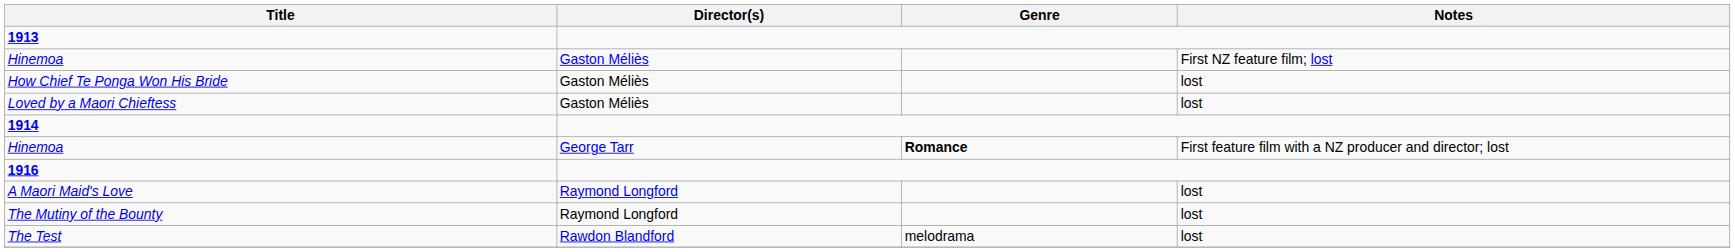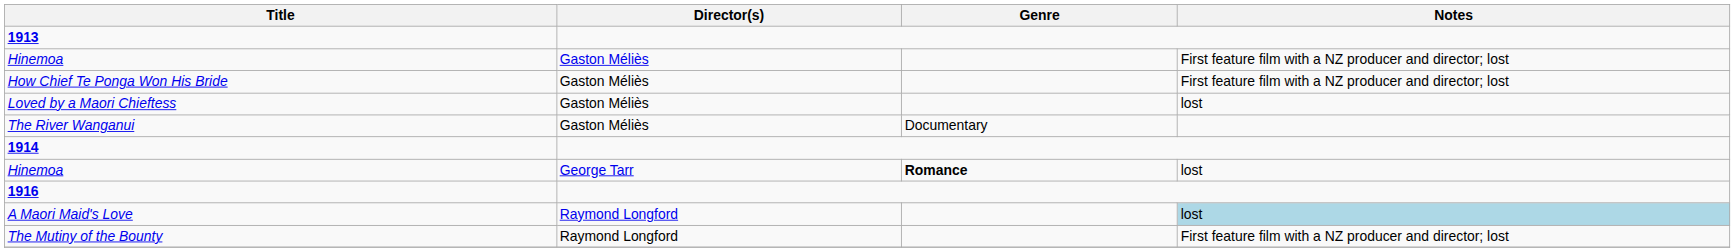(1257, 59) First NZ feature film; lost -> (1345, 59) First feature film with a NZ producer and director; lost
(1192, 81) lost -> (1345, 81) First feature film with a NZ producer and director; lost
+ row: (71, 125)
(1345, 147) First feature film with a NZ producer and director; lost -> (1192, 170) lost
(1192, 192) no background -> (1192, 214) lightblue background
(1192, 214) lost -> (1345, 236) First feature film with a NZ producer and director; lost
- row: (34, 236)
